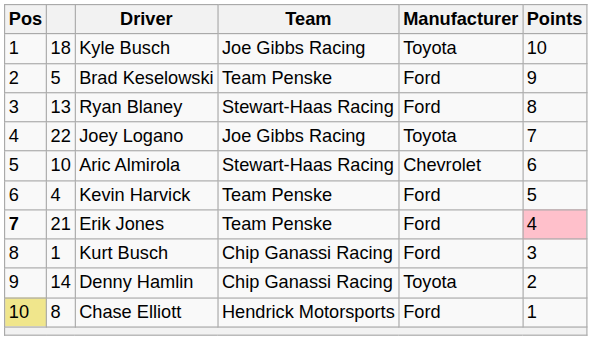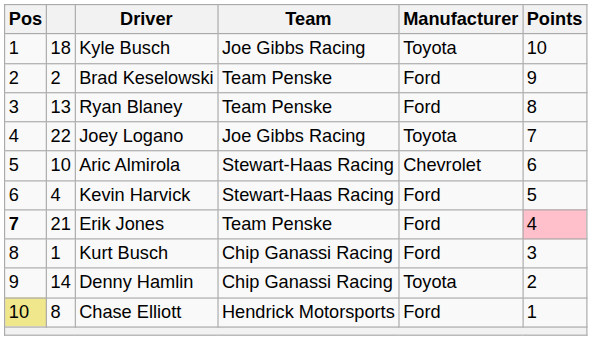(56, 77) 5 -> (56, 77) 2
(308, 106) Stewart-Haas Racing -> (277, 106) Team Penske
(277, 194) Team Penske -> (308, 194) Stewart-Haas Racing
